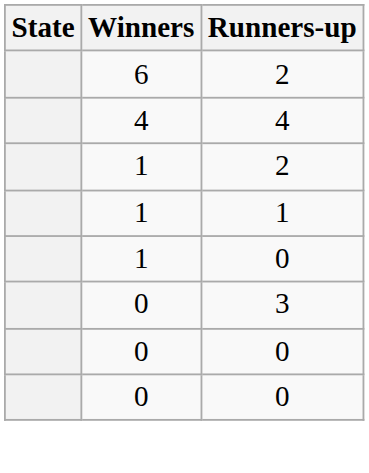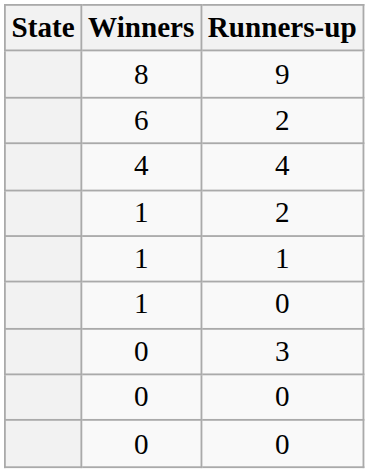+ row: (141, 73)
